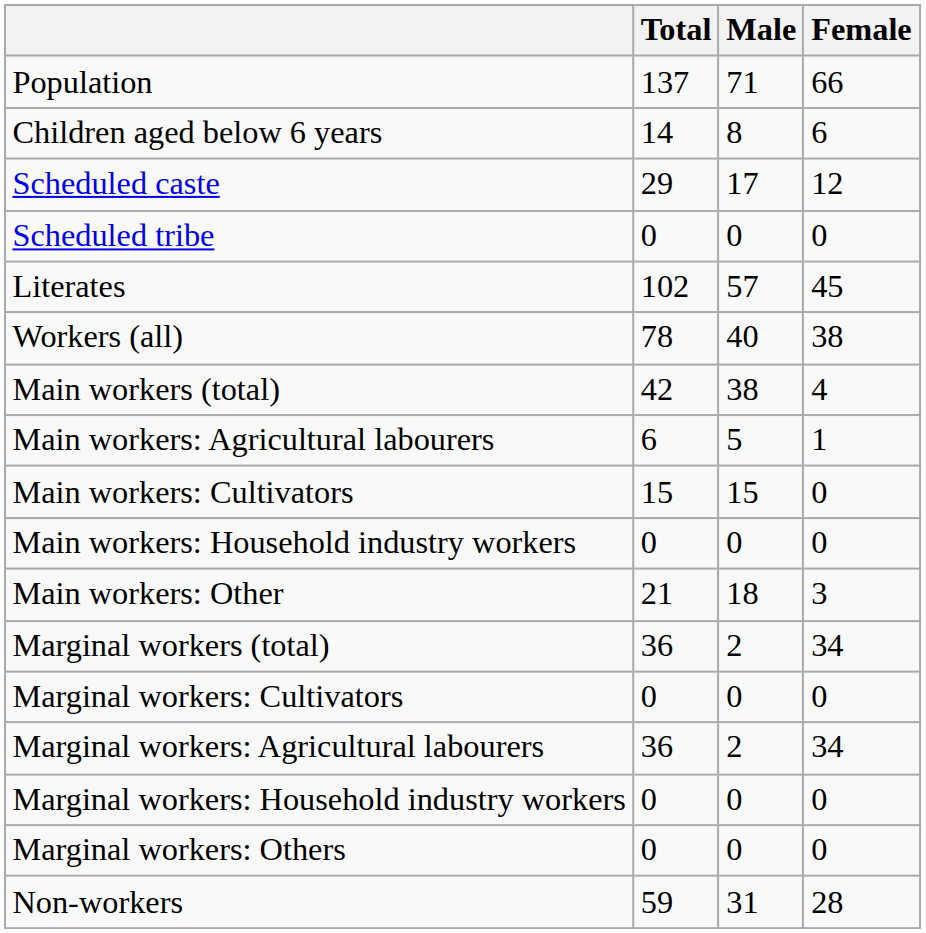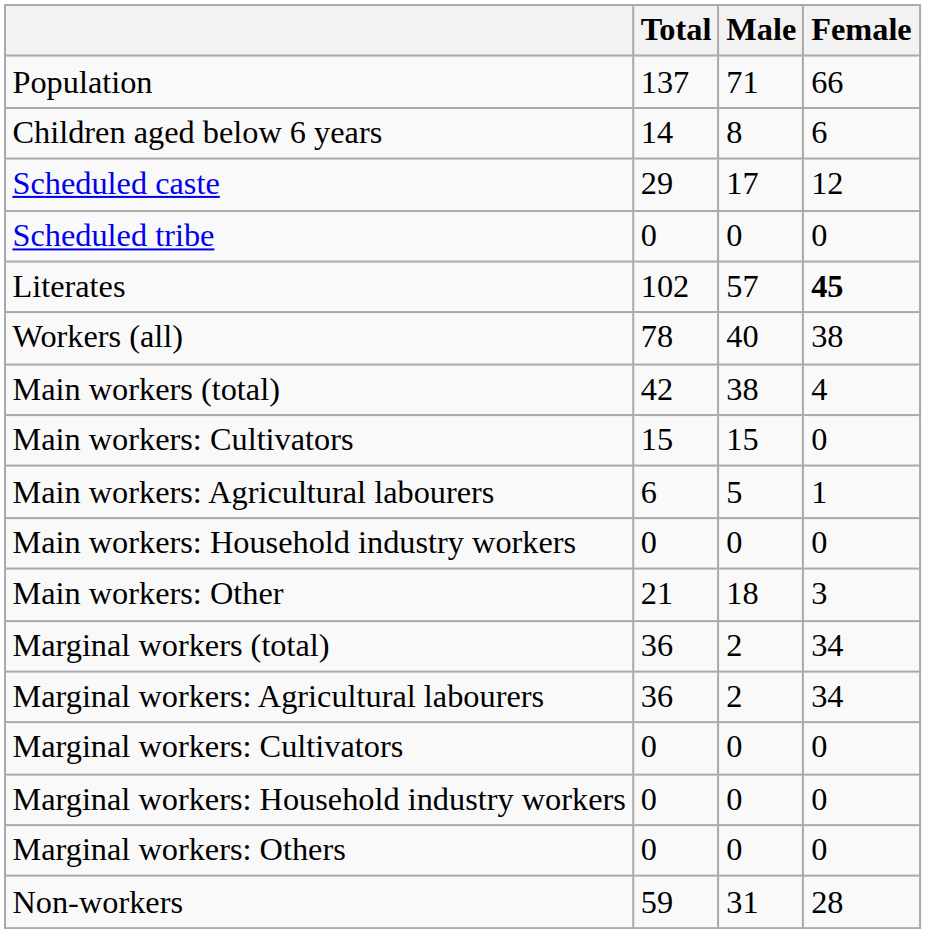(827, 286) normal -> (827, 286) bold
rows swapped: (183, 491) <-> (253, 440)
rows swapped: (208, 696) <-> (278, 747)
